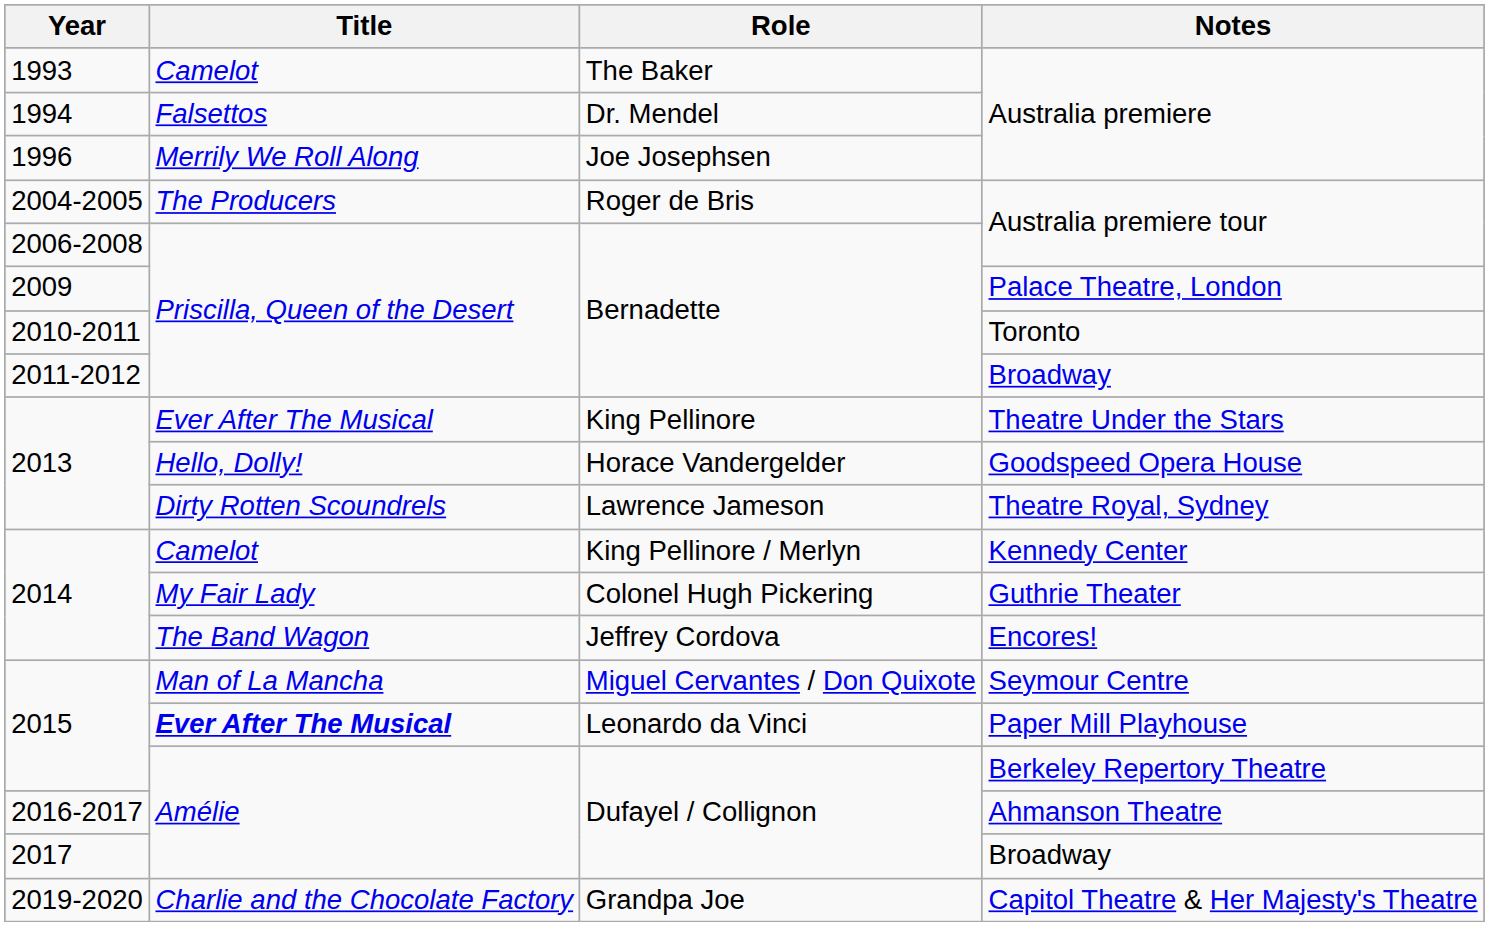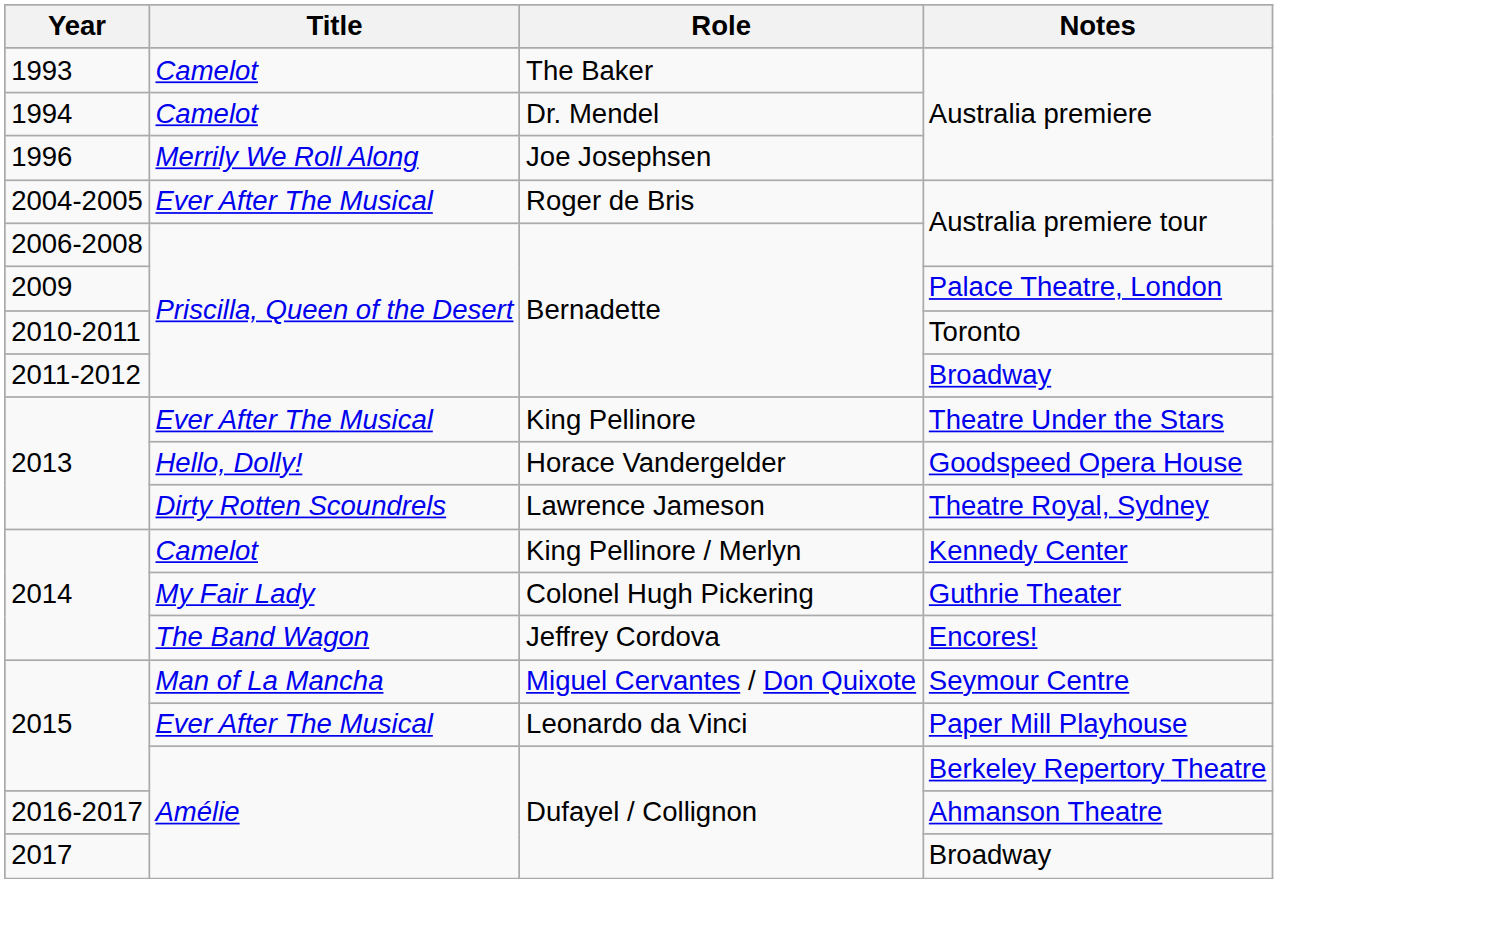(211, 113) Falsettos -> (207, 113) Camelot
(246, 200) The Producers -> (294, 200) Ever After The Musical
(303, 724) bold -> (294, 724) normal
- row: (665, 899)
